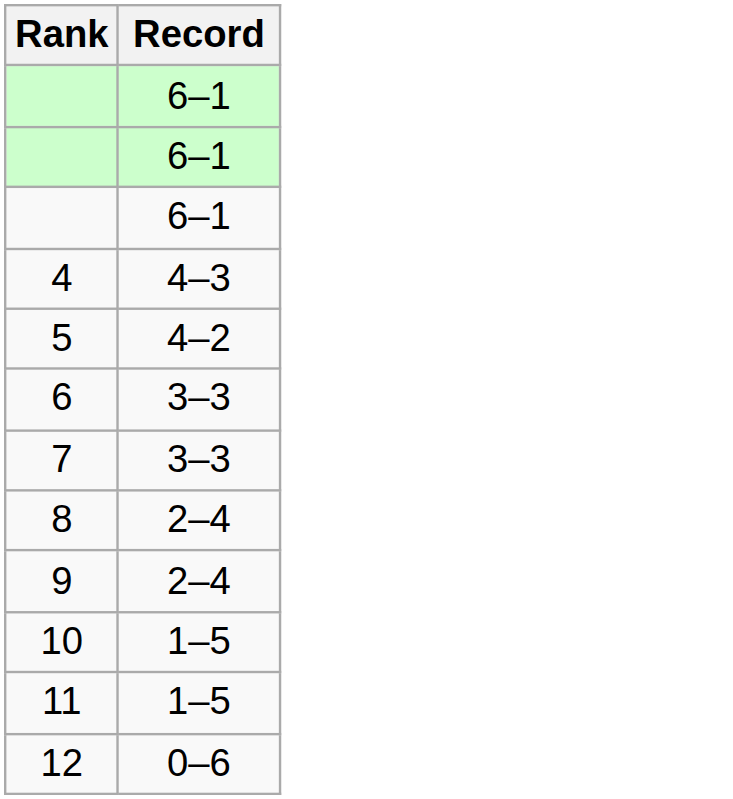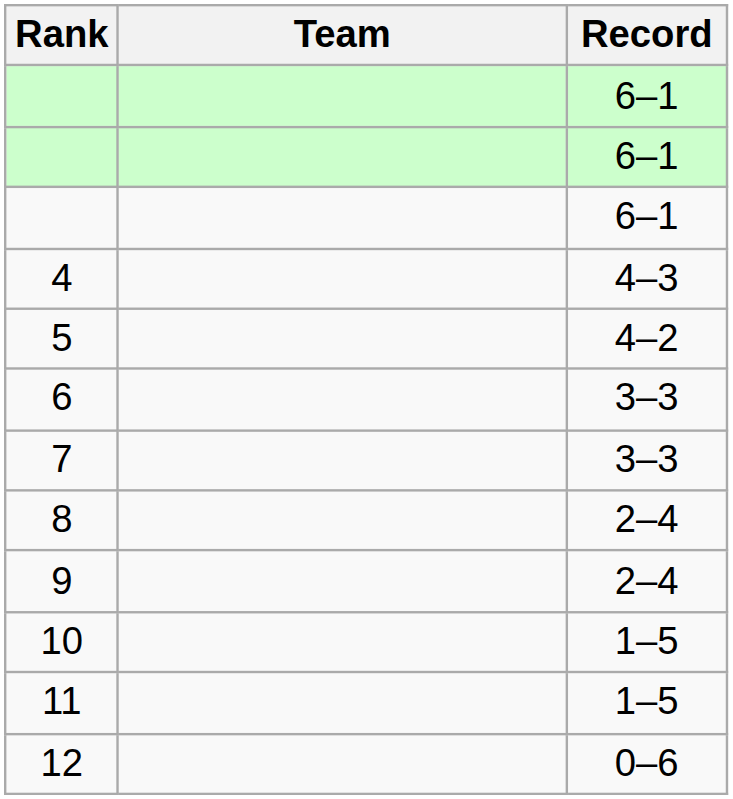+ column: (342, 34)
